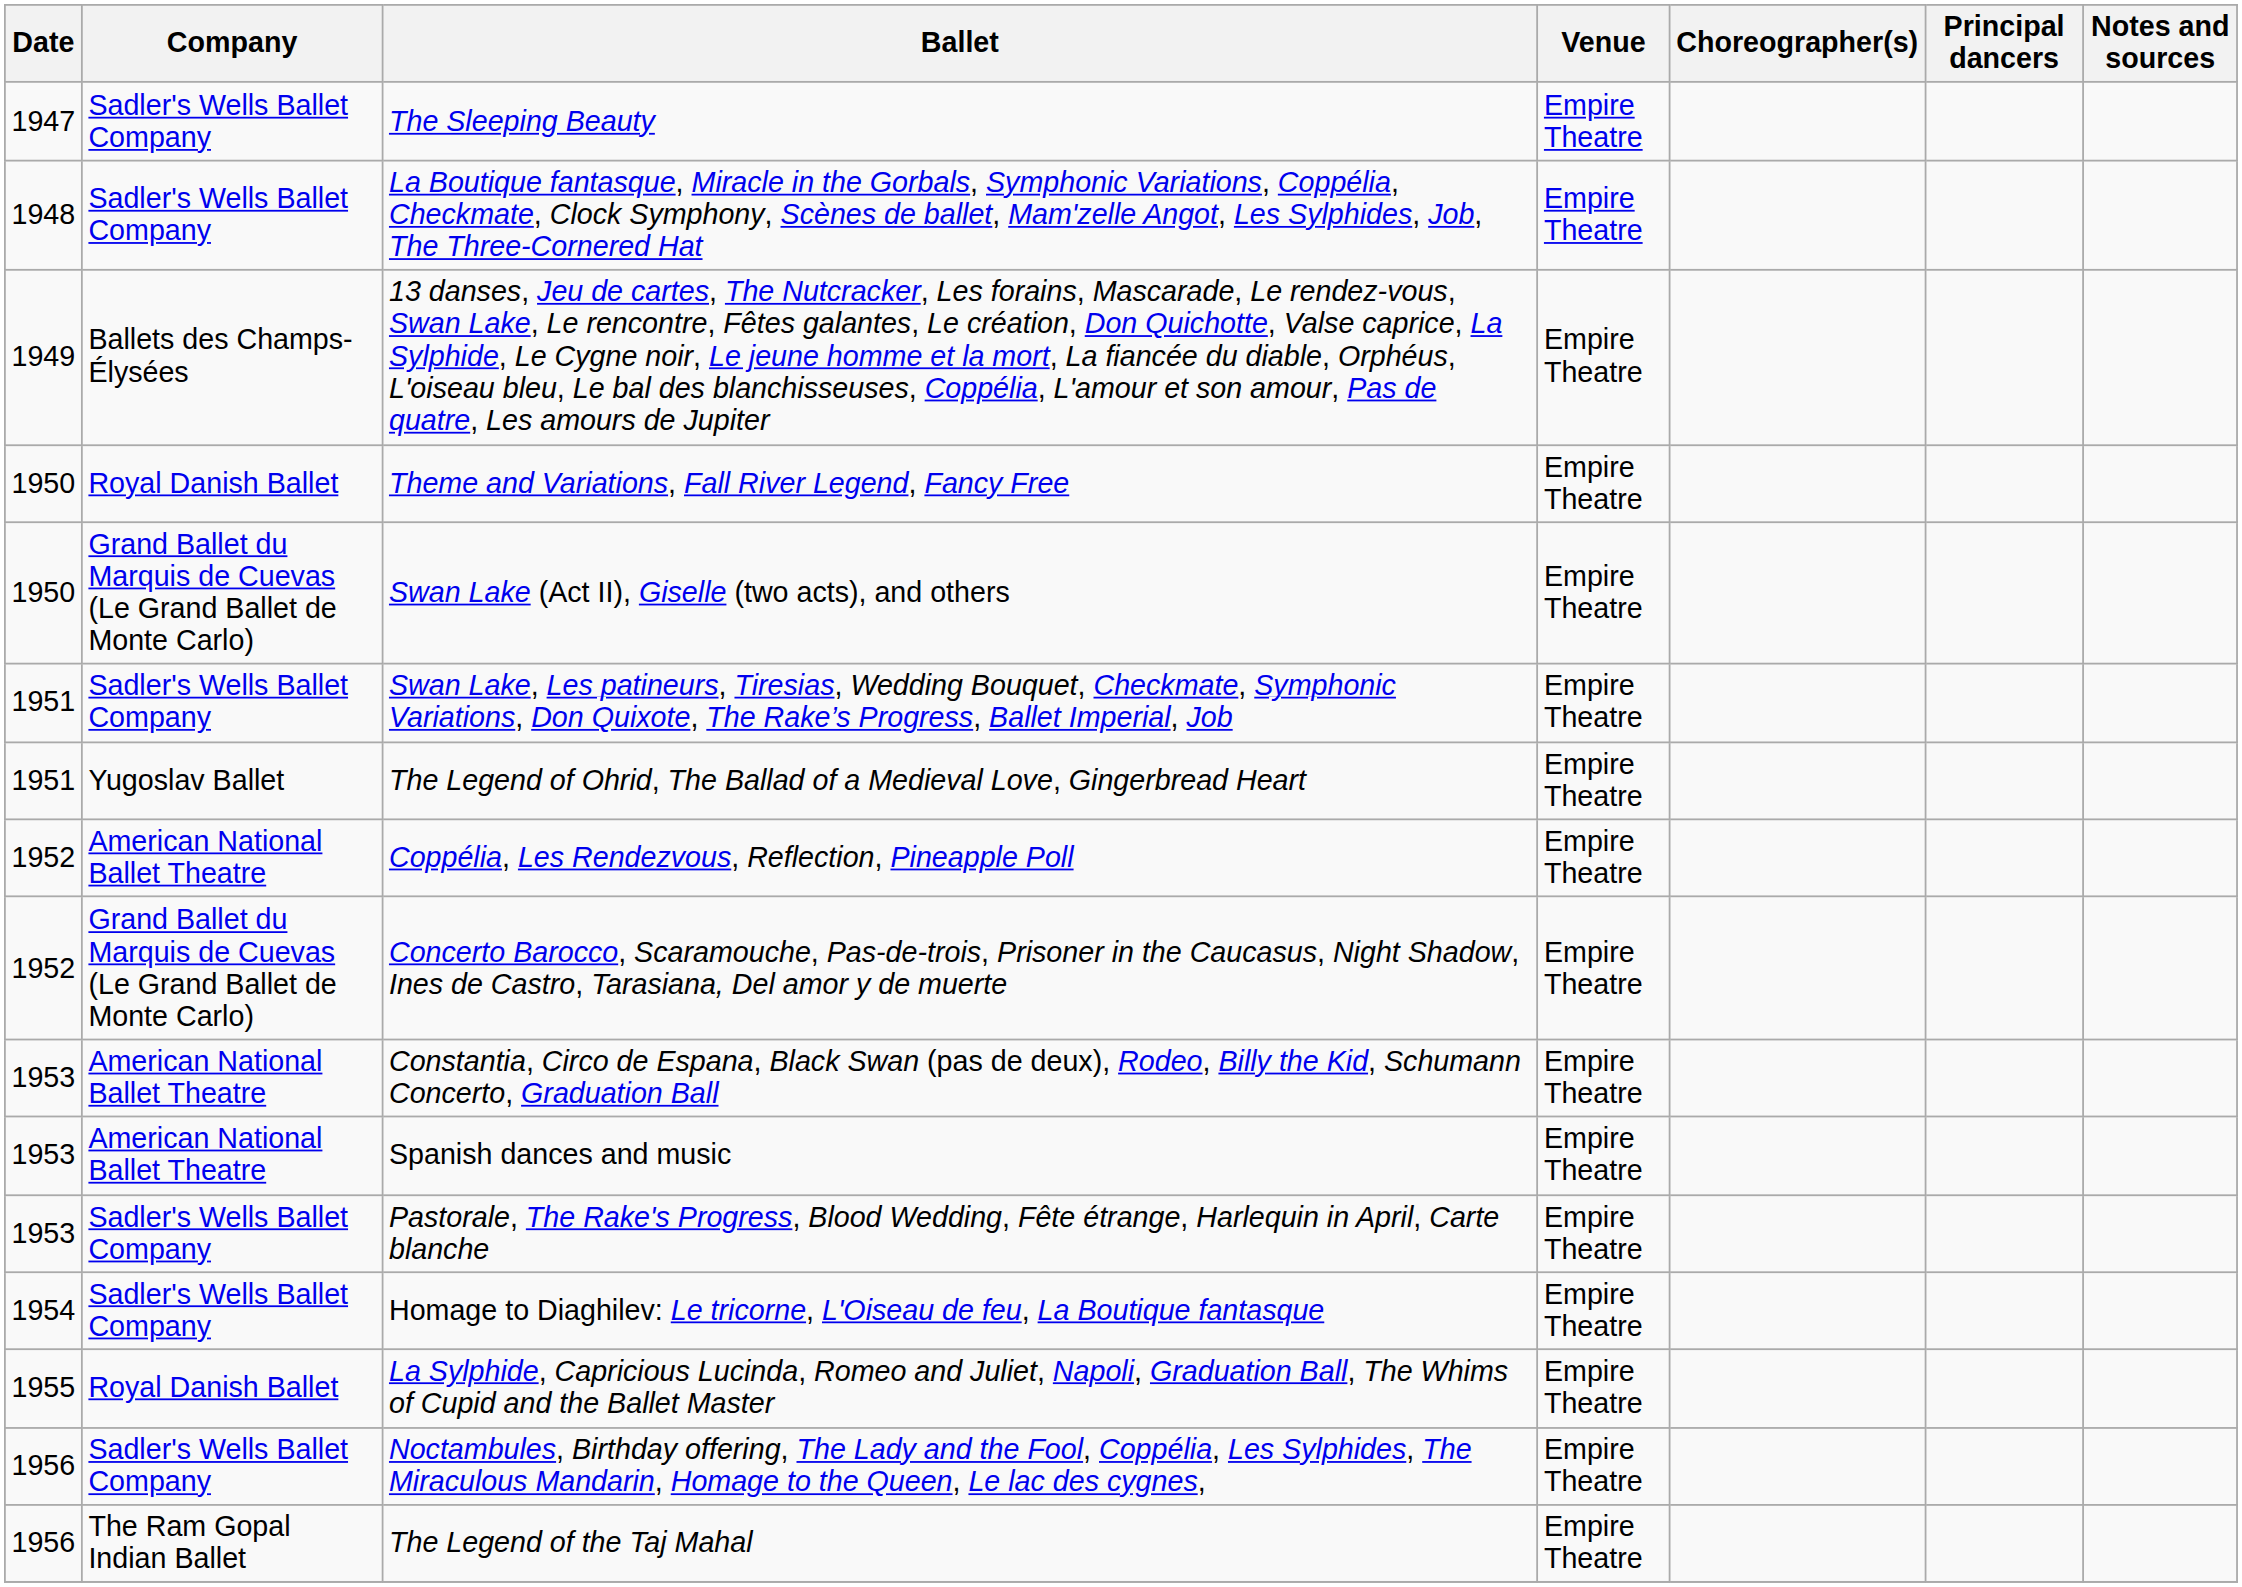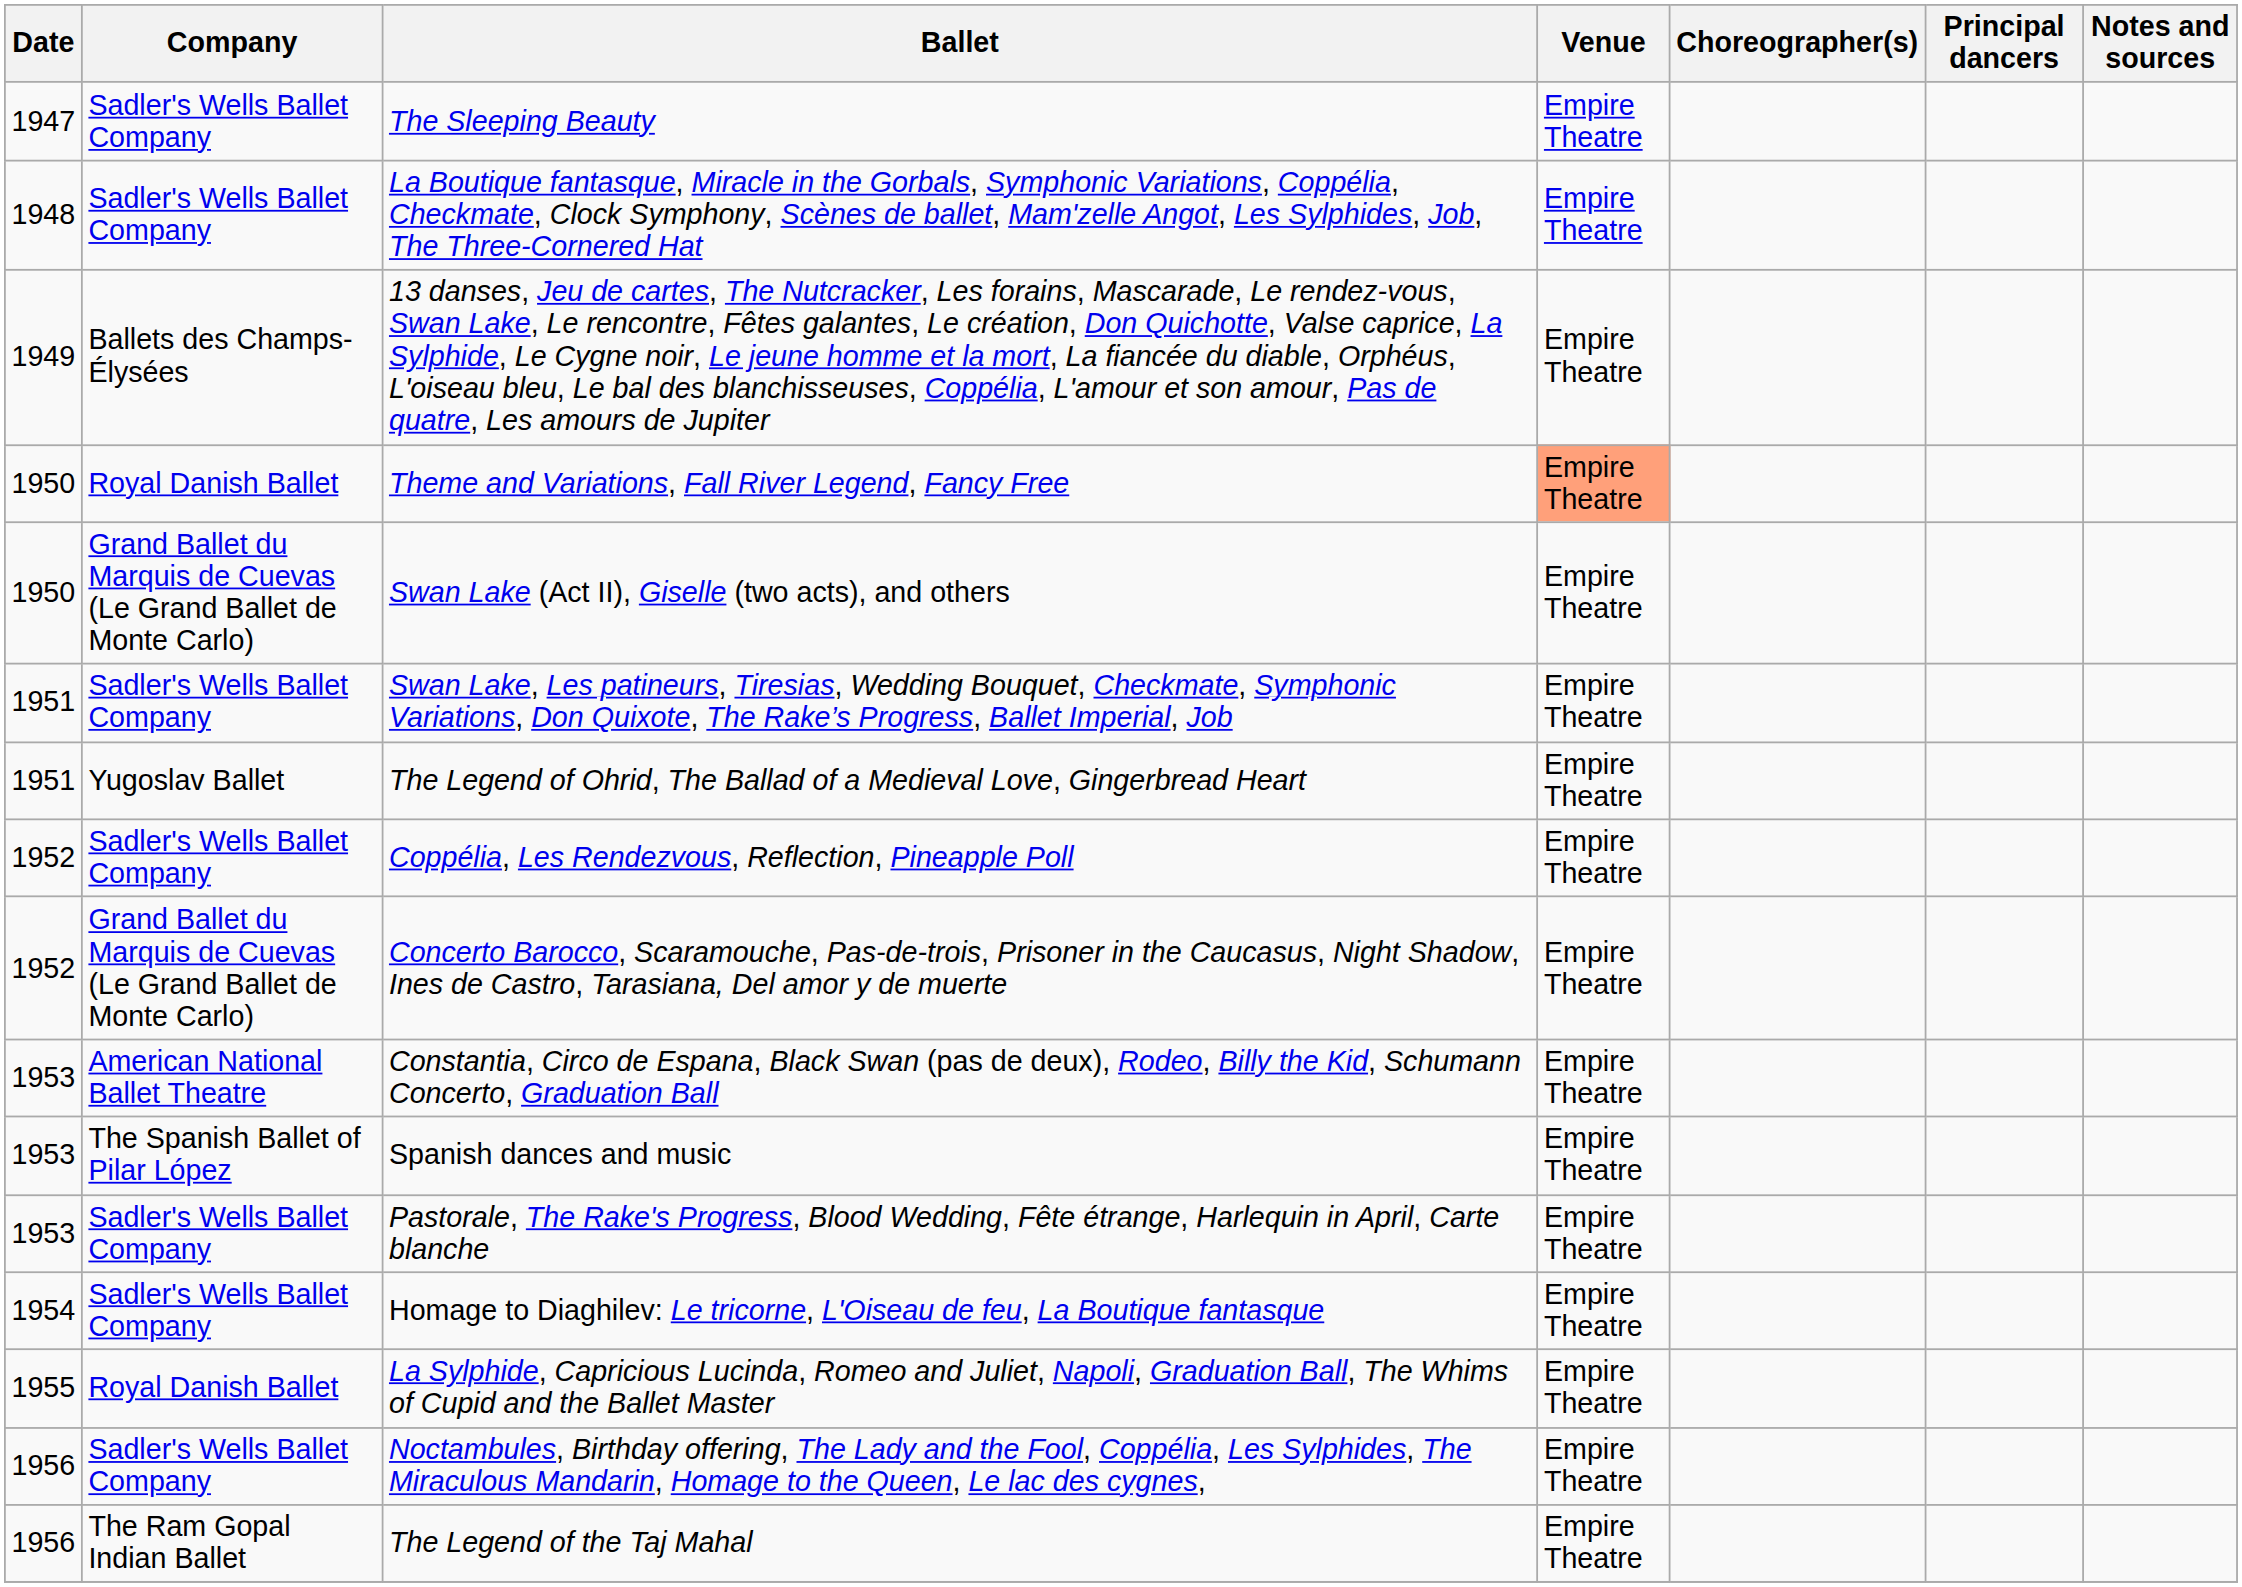(1593, 482) no background -> (1593, 482) lightsalmon background
(205, 857) American National Ballet Theatre -> (218, 857) Sadler's Wells Ballet Company
(205, 1155) American National Ballet Theatre -> (225, 1155) The Spanish Ballet of Pilar López
